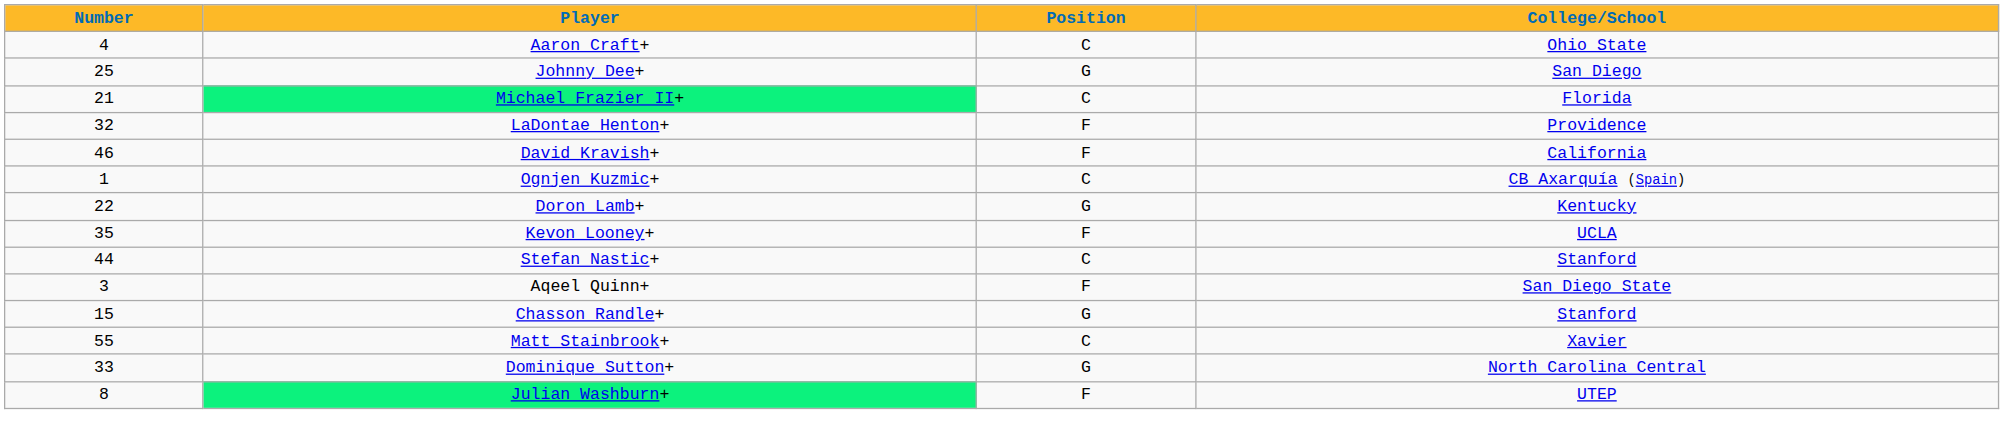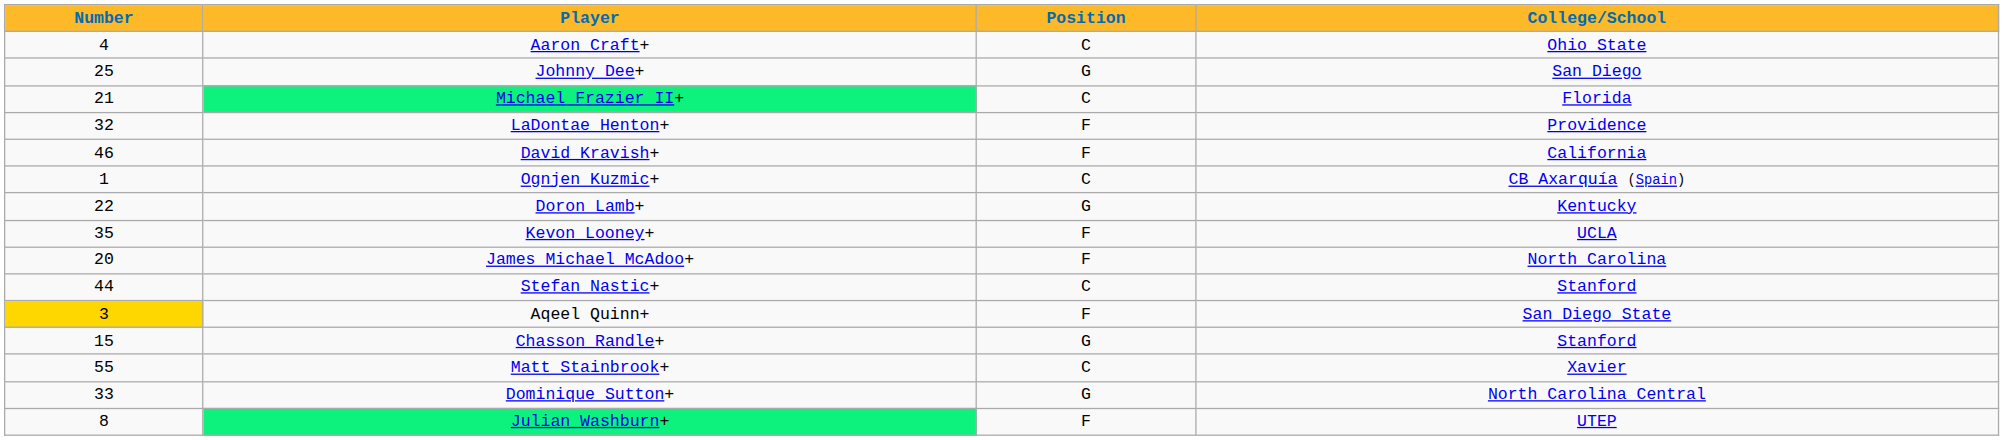+ row: (590, 260)
(104, 287) no background -> (104, 314) gold background
